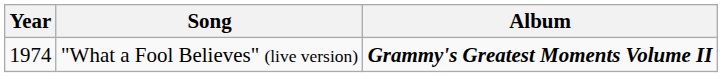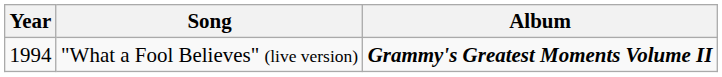(30, 54) 1974 -> (30, 54) 1994
